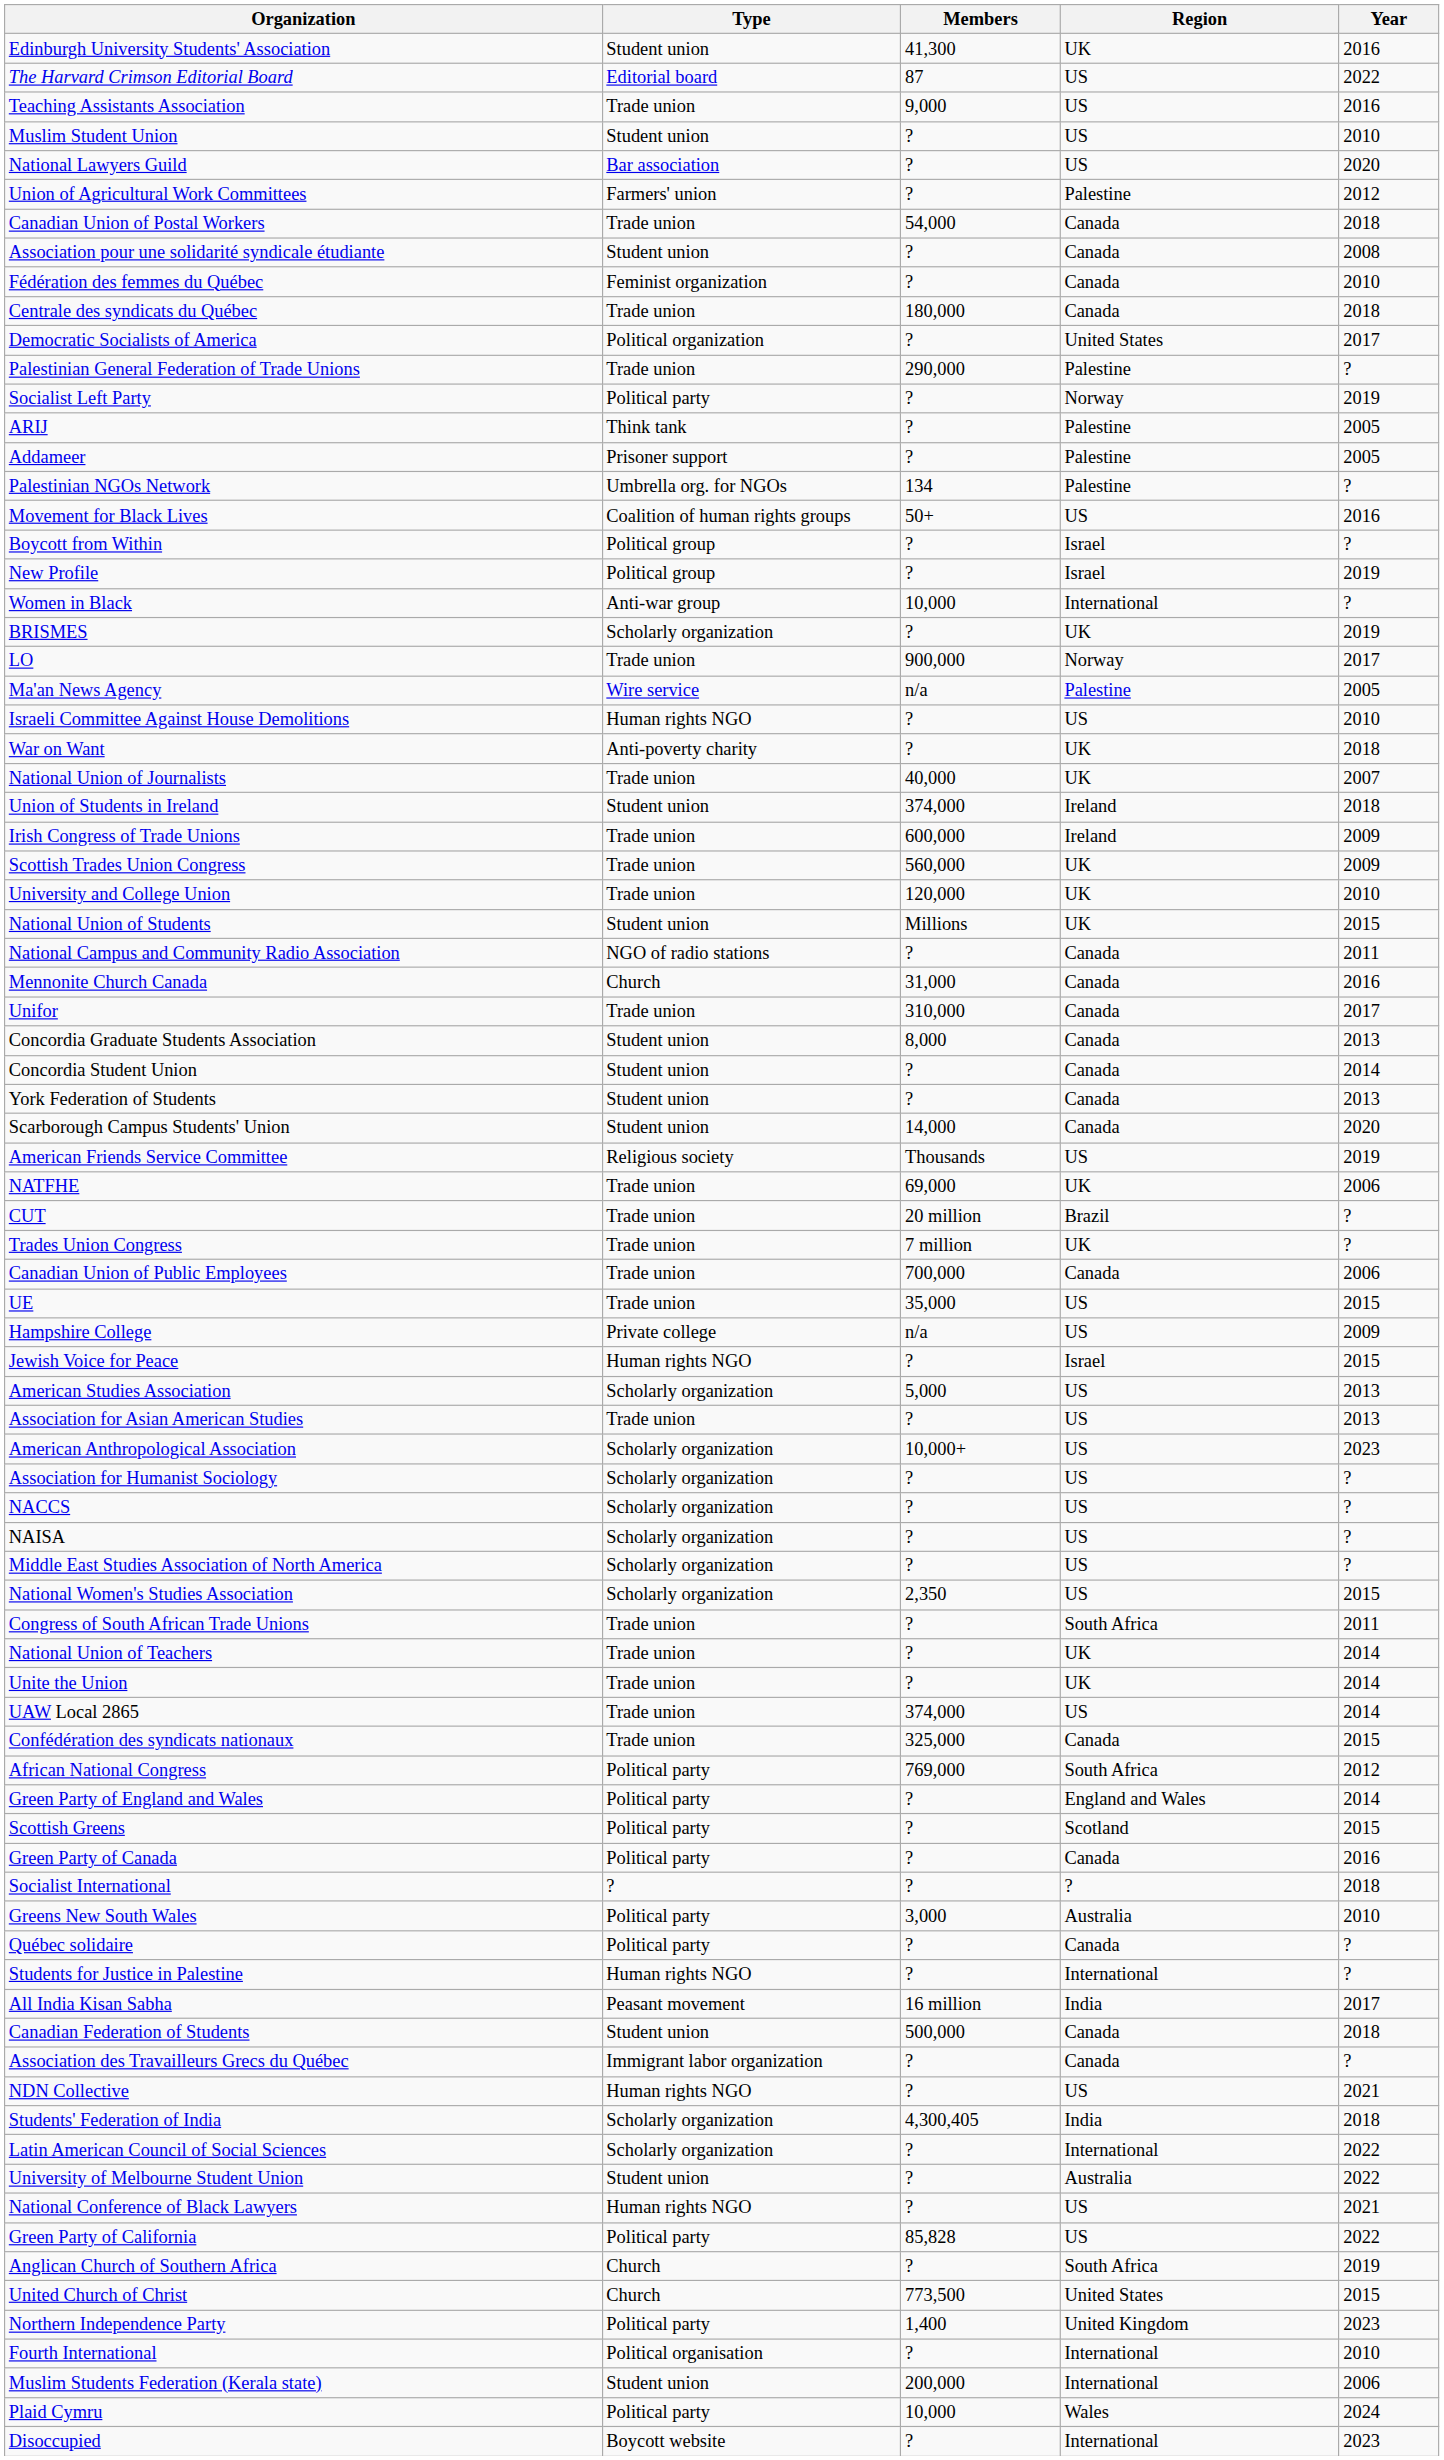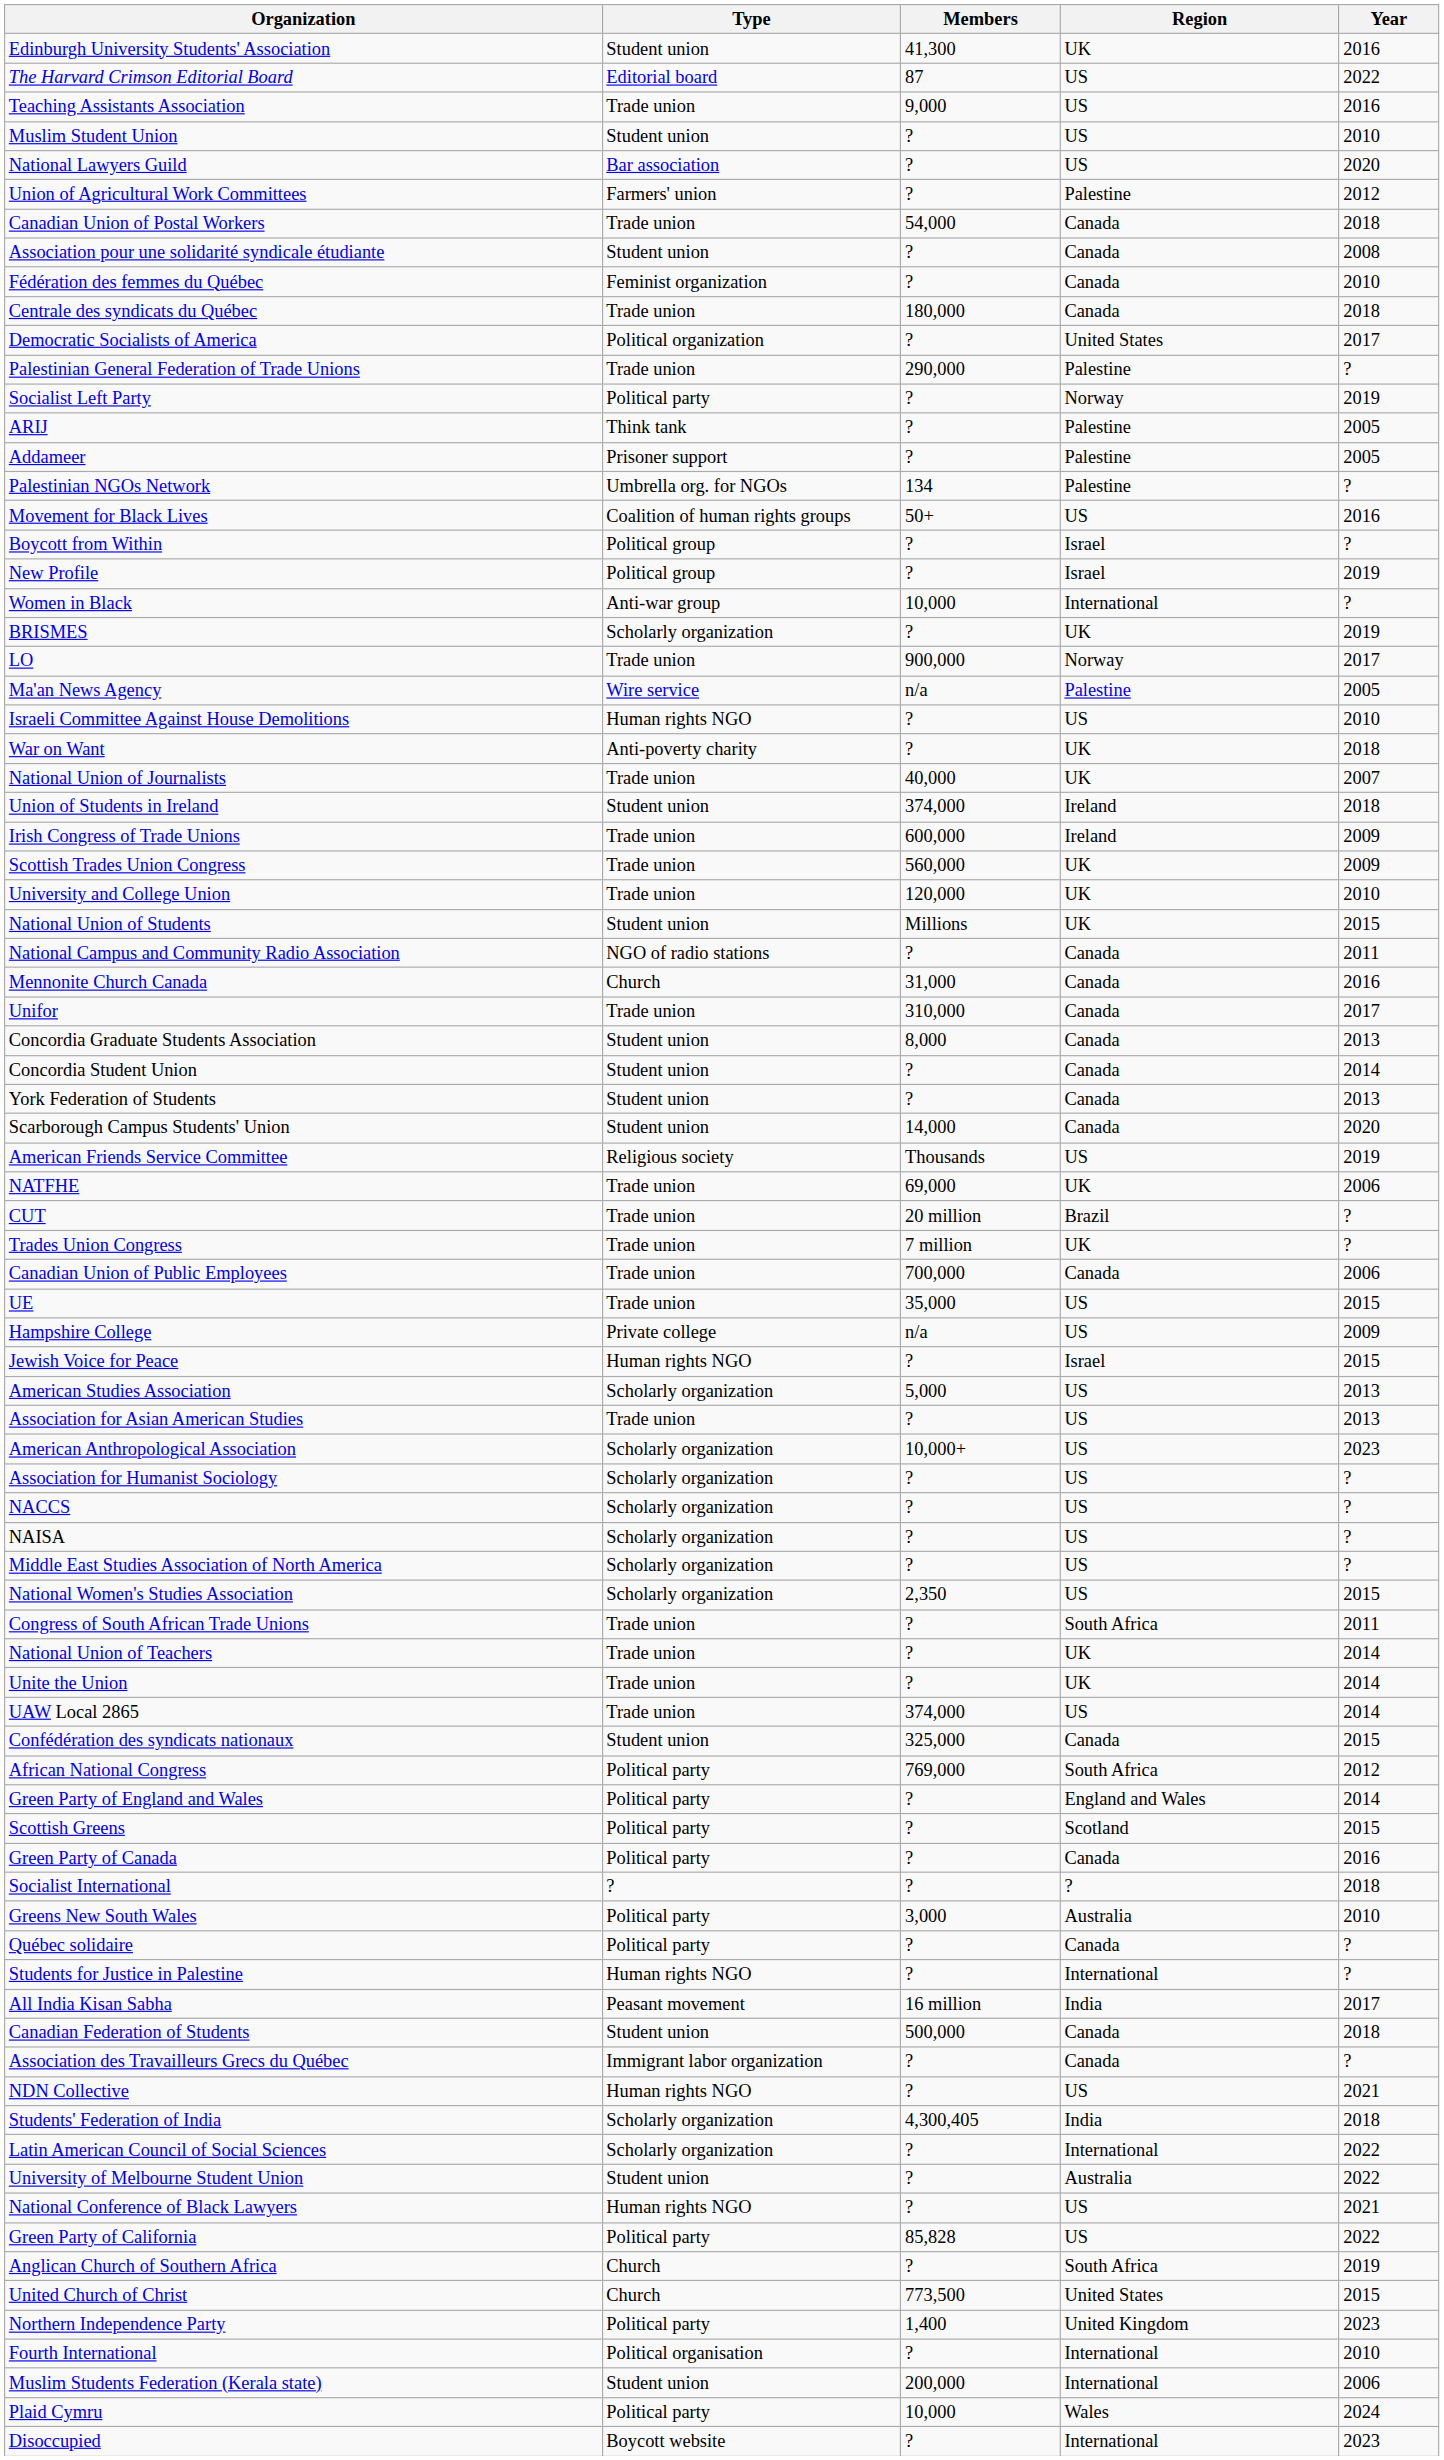(651, 1740) Trade union -> (658, 1740) Student union
